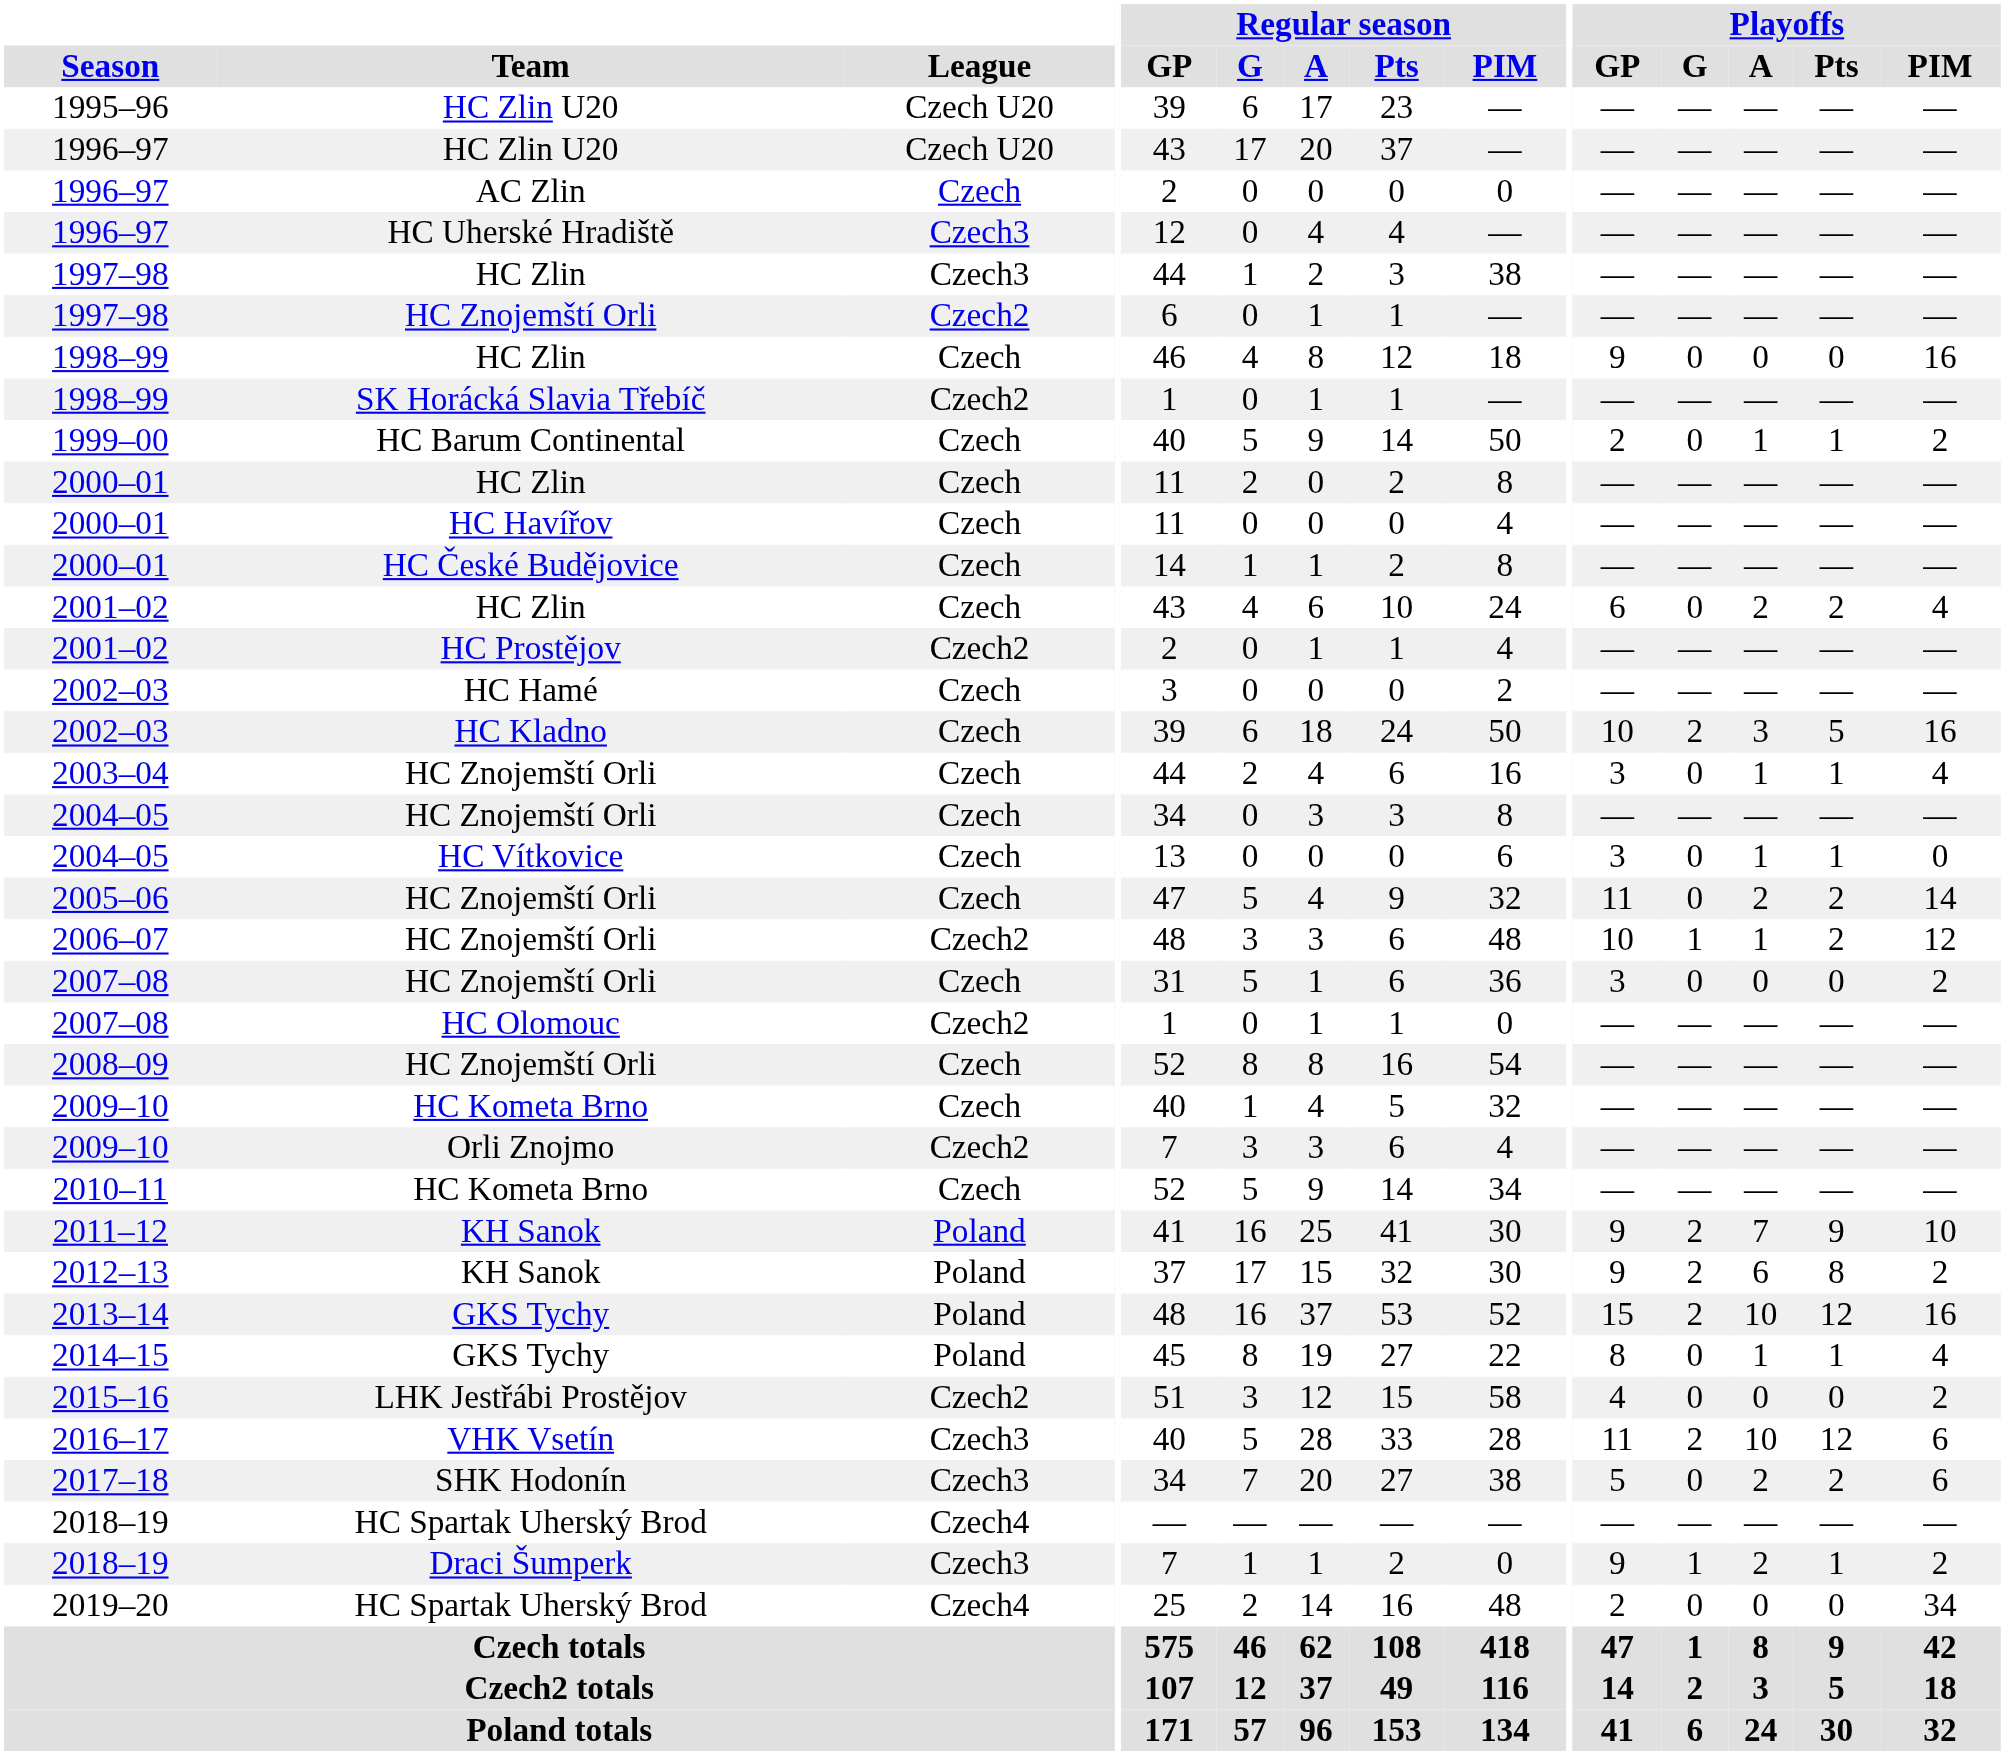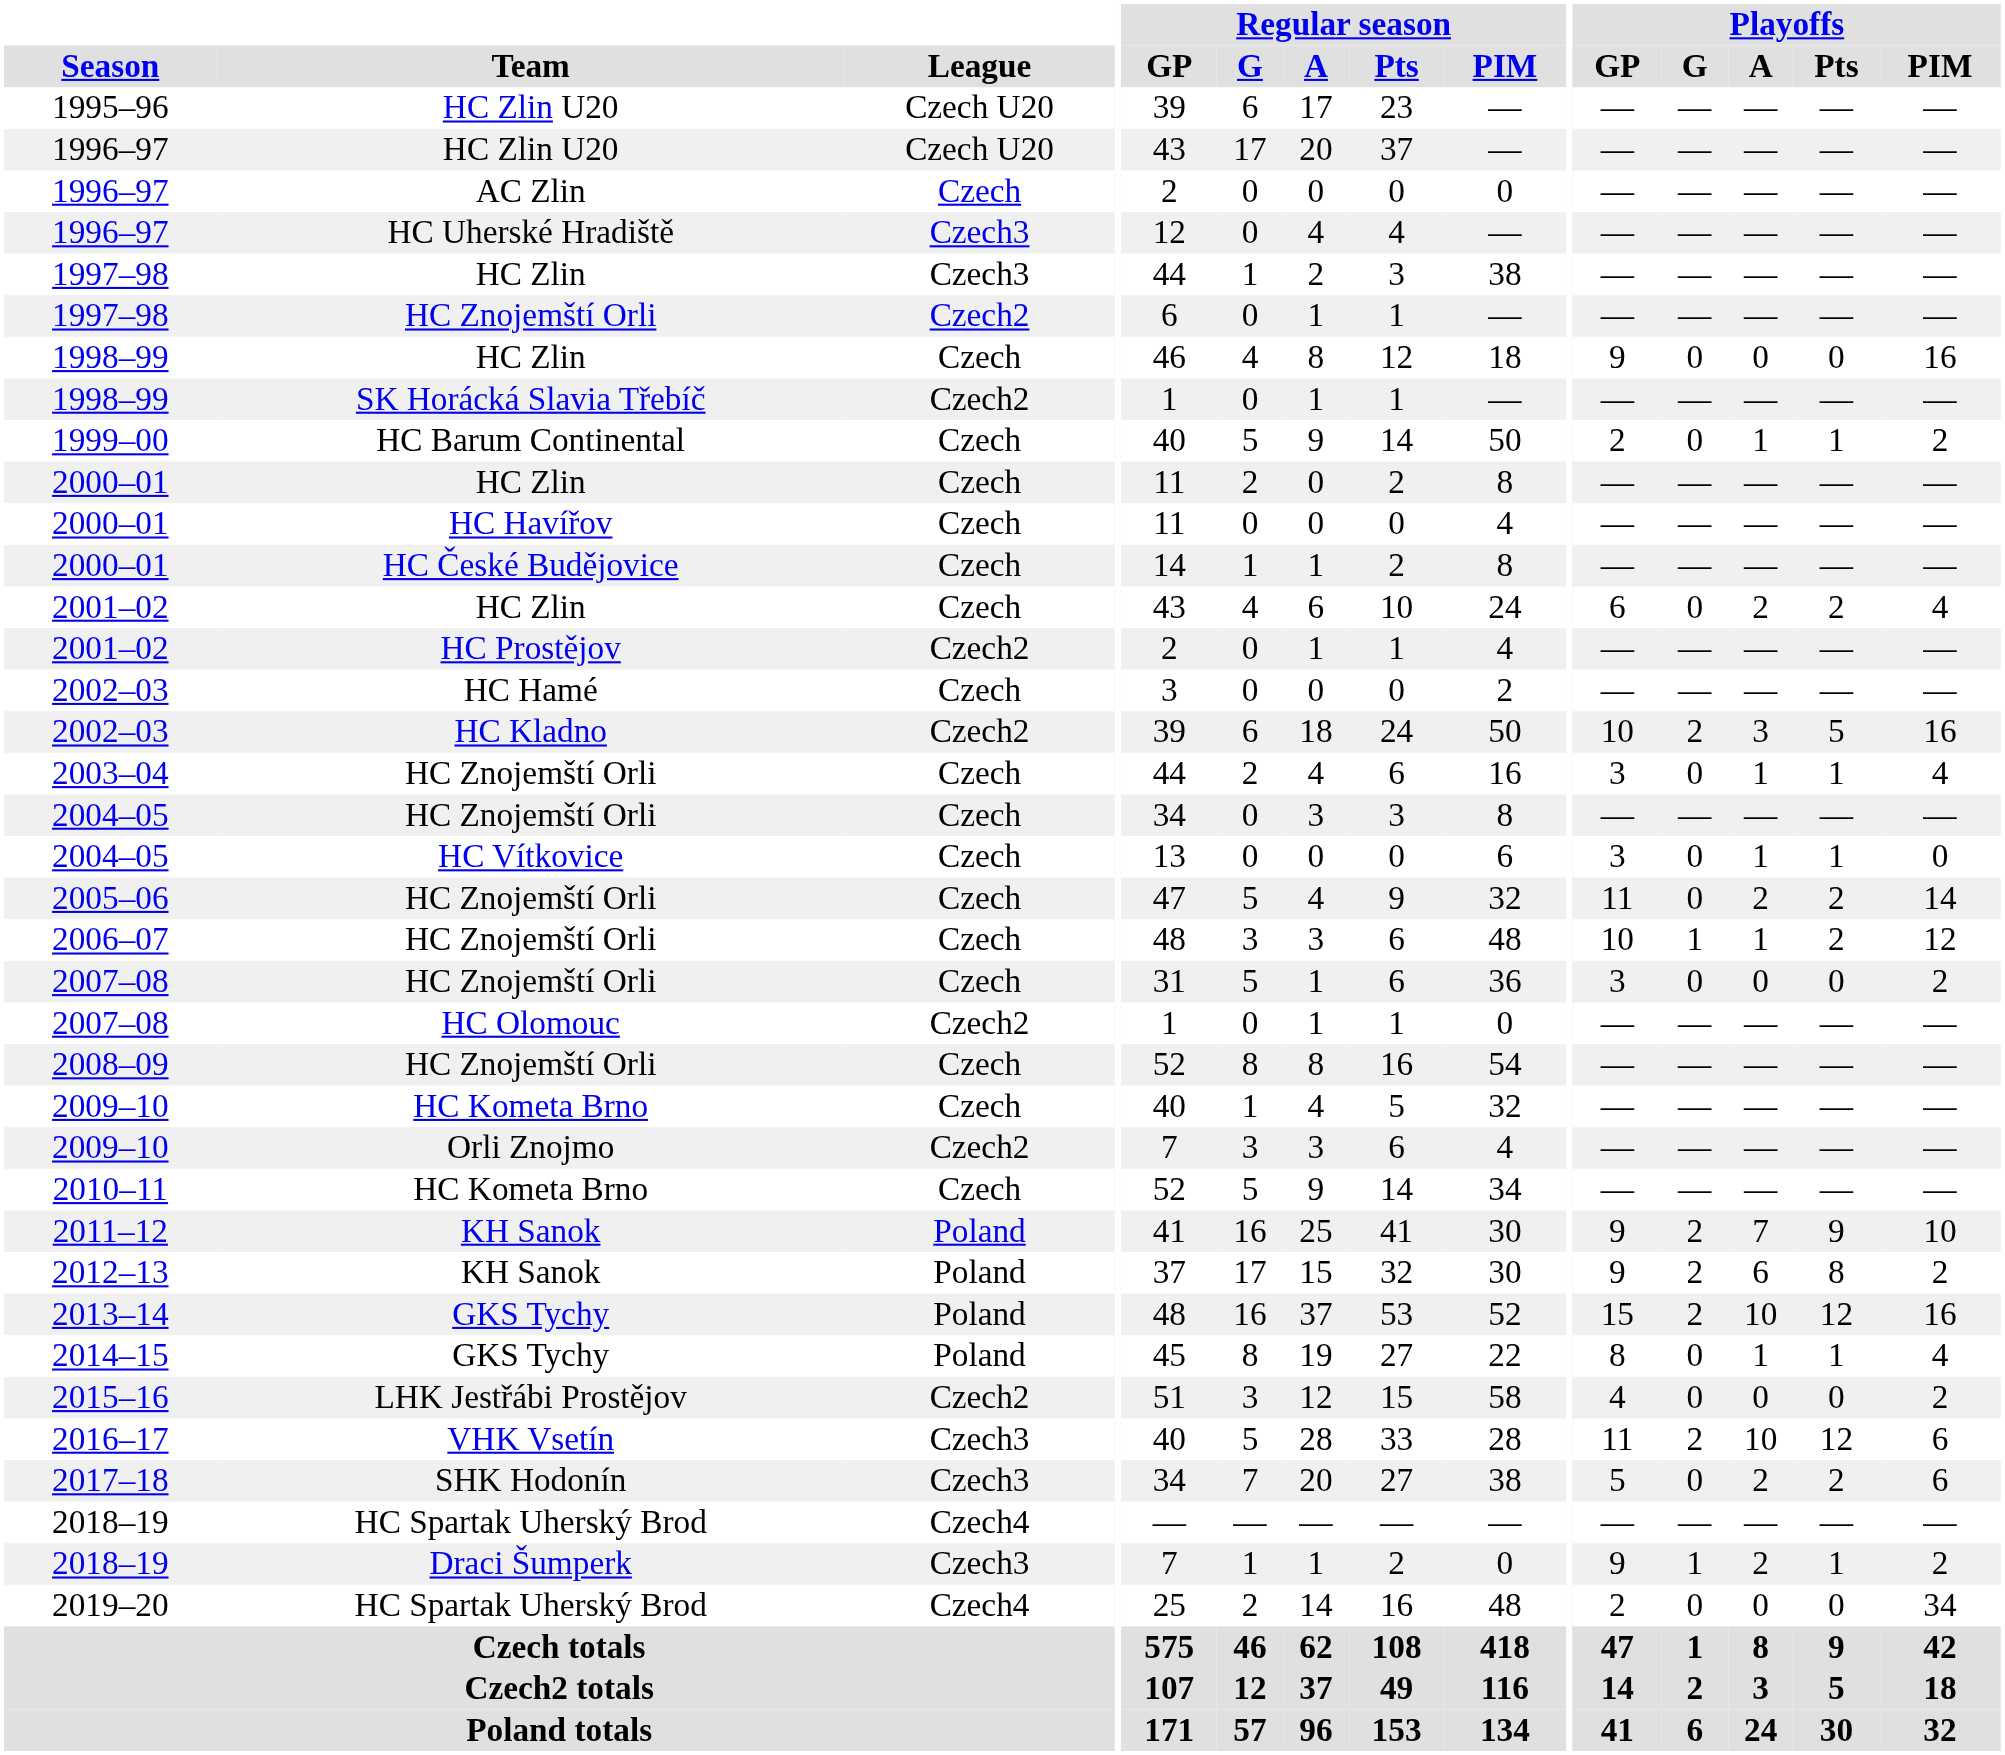(980, 731) Czech -> (980, 731) Czech2
(980, 939) Czech2 -> (980, 939) Czech
